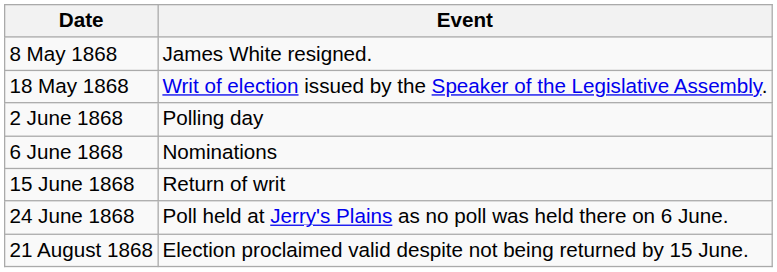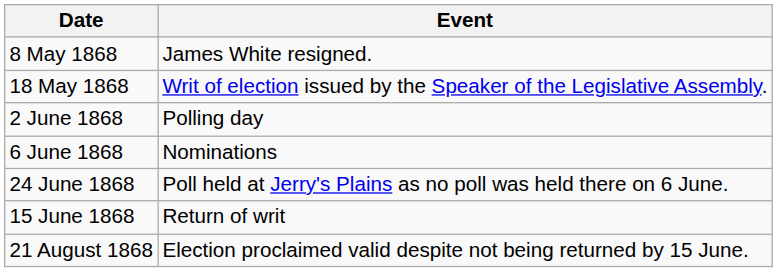rows swapped: (72, 184) <-> (72, 217)
